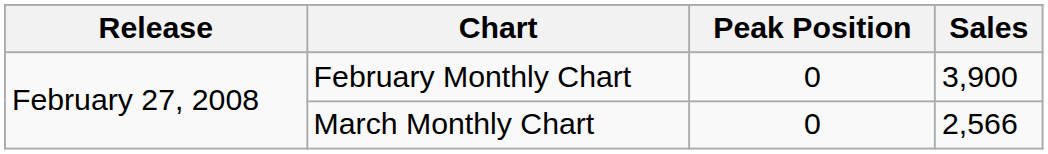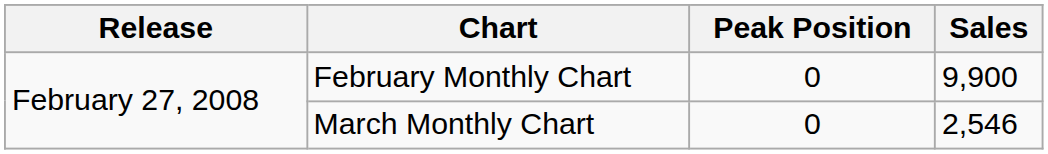(980, 76) 3,900 -> (980, 76) 9,900
(980, 124) 2,566 -> (980, 124) 2,546
